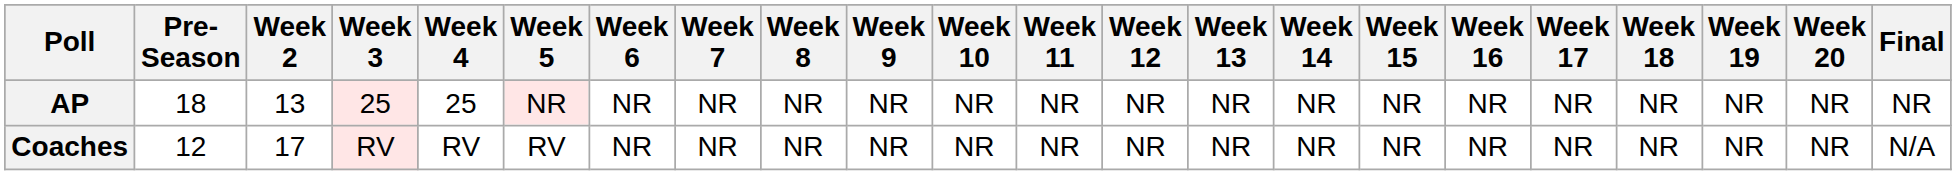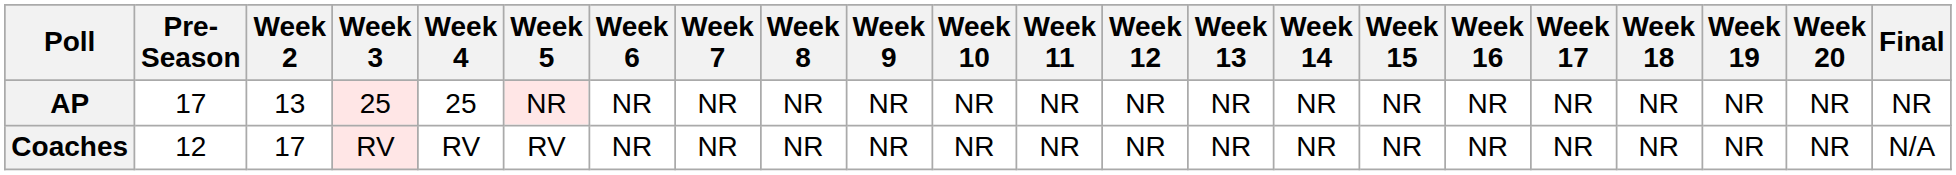(191, 102) 18 -> (191, 102) 17
